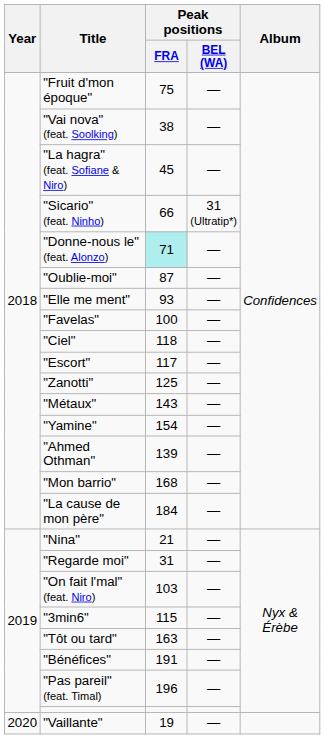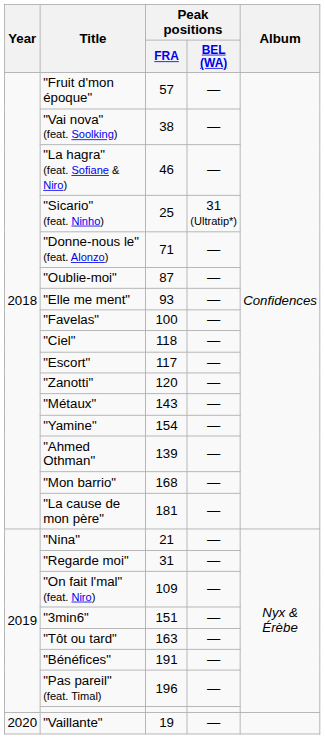(167, 90) 75 -> (167, 90) 57
(167, 170) 45 -> (167, 170) 46
(167, 213) 66 -> (167, 213) 25
(167, 249) paleturquoise background -> (167, 249) no background
(167, 383) 125 -> (167, 383) 120
(167, 511) 184 -> (167, 511) 181
(167, 589) 103 -> (167, 589) 109
(167, 617) 115 -> (167, 617) 151
